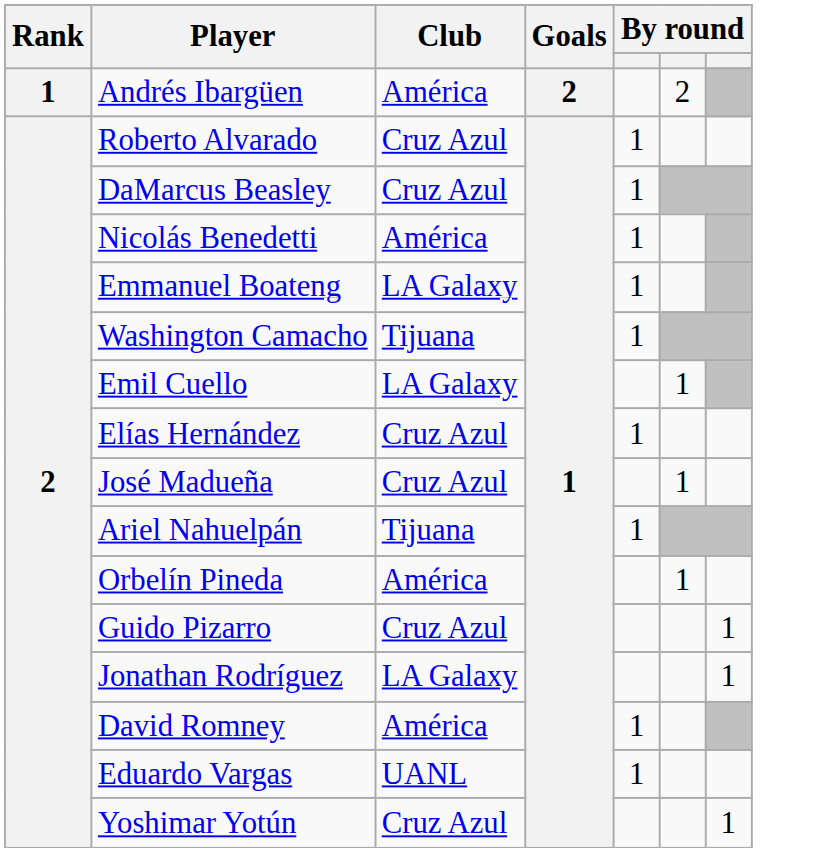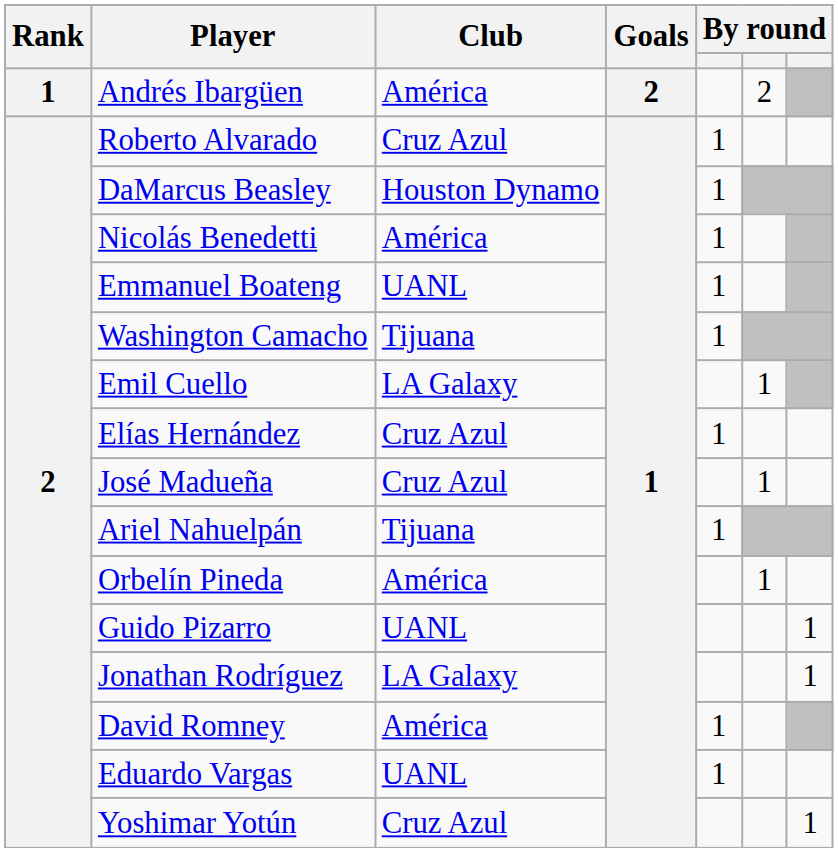(445, 189) Cruz Azul -> (491, 189) Houston Dynamo
(450, 286) LA Galaxy -> (424, 286) UANL
(445, 627) Cruz Azul -> (424, 627) UANL
